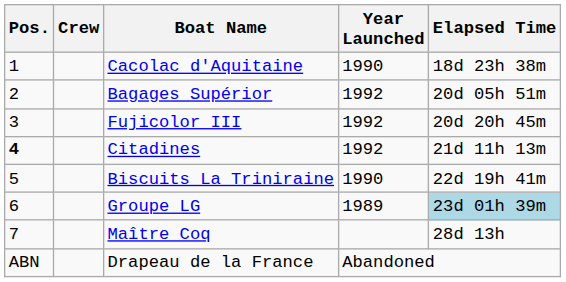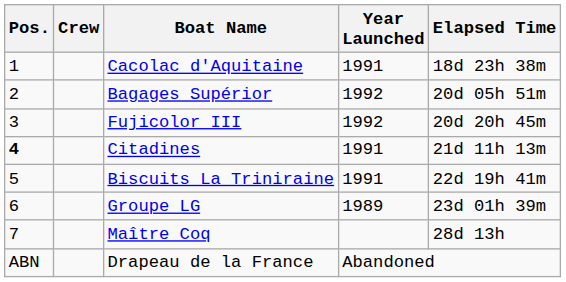(363, 66) 1990 -> (363, 66) 1991
(363, 150) 1992 -> (363, 150) 1991
(363, 178) 1990 -> (363, 178) 1991
(489, 206) lightblue background -> (489, 206) no background
